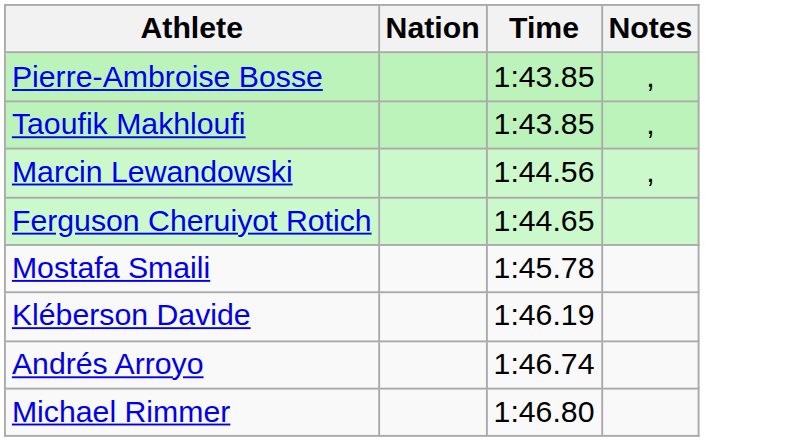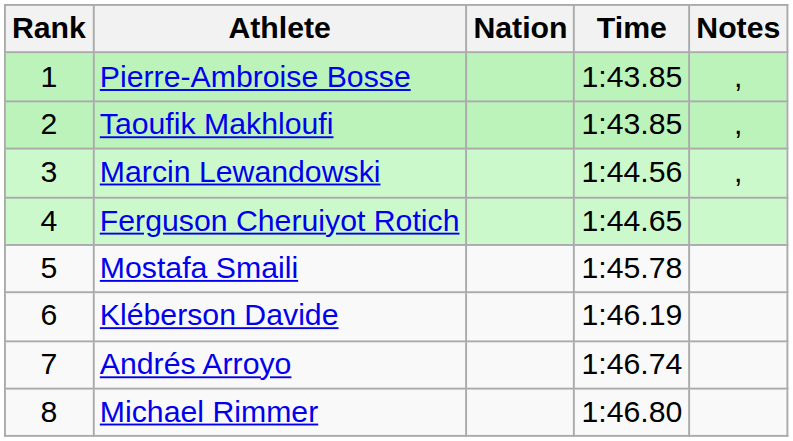+ column: (49, 28)
